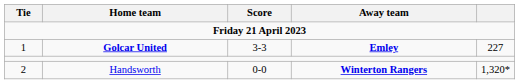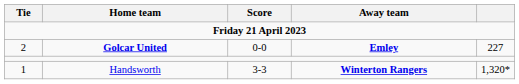(23, 48) 1 -> (23, 48) 2
(259, 48) 3-3 -> (259, 48) 0-0
(23, 70) 2 -> (23, 70) 1
(259, 70) 0-0 -> (259, 70) 3-3
